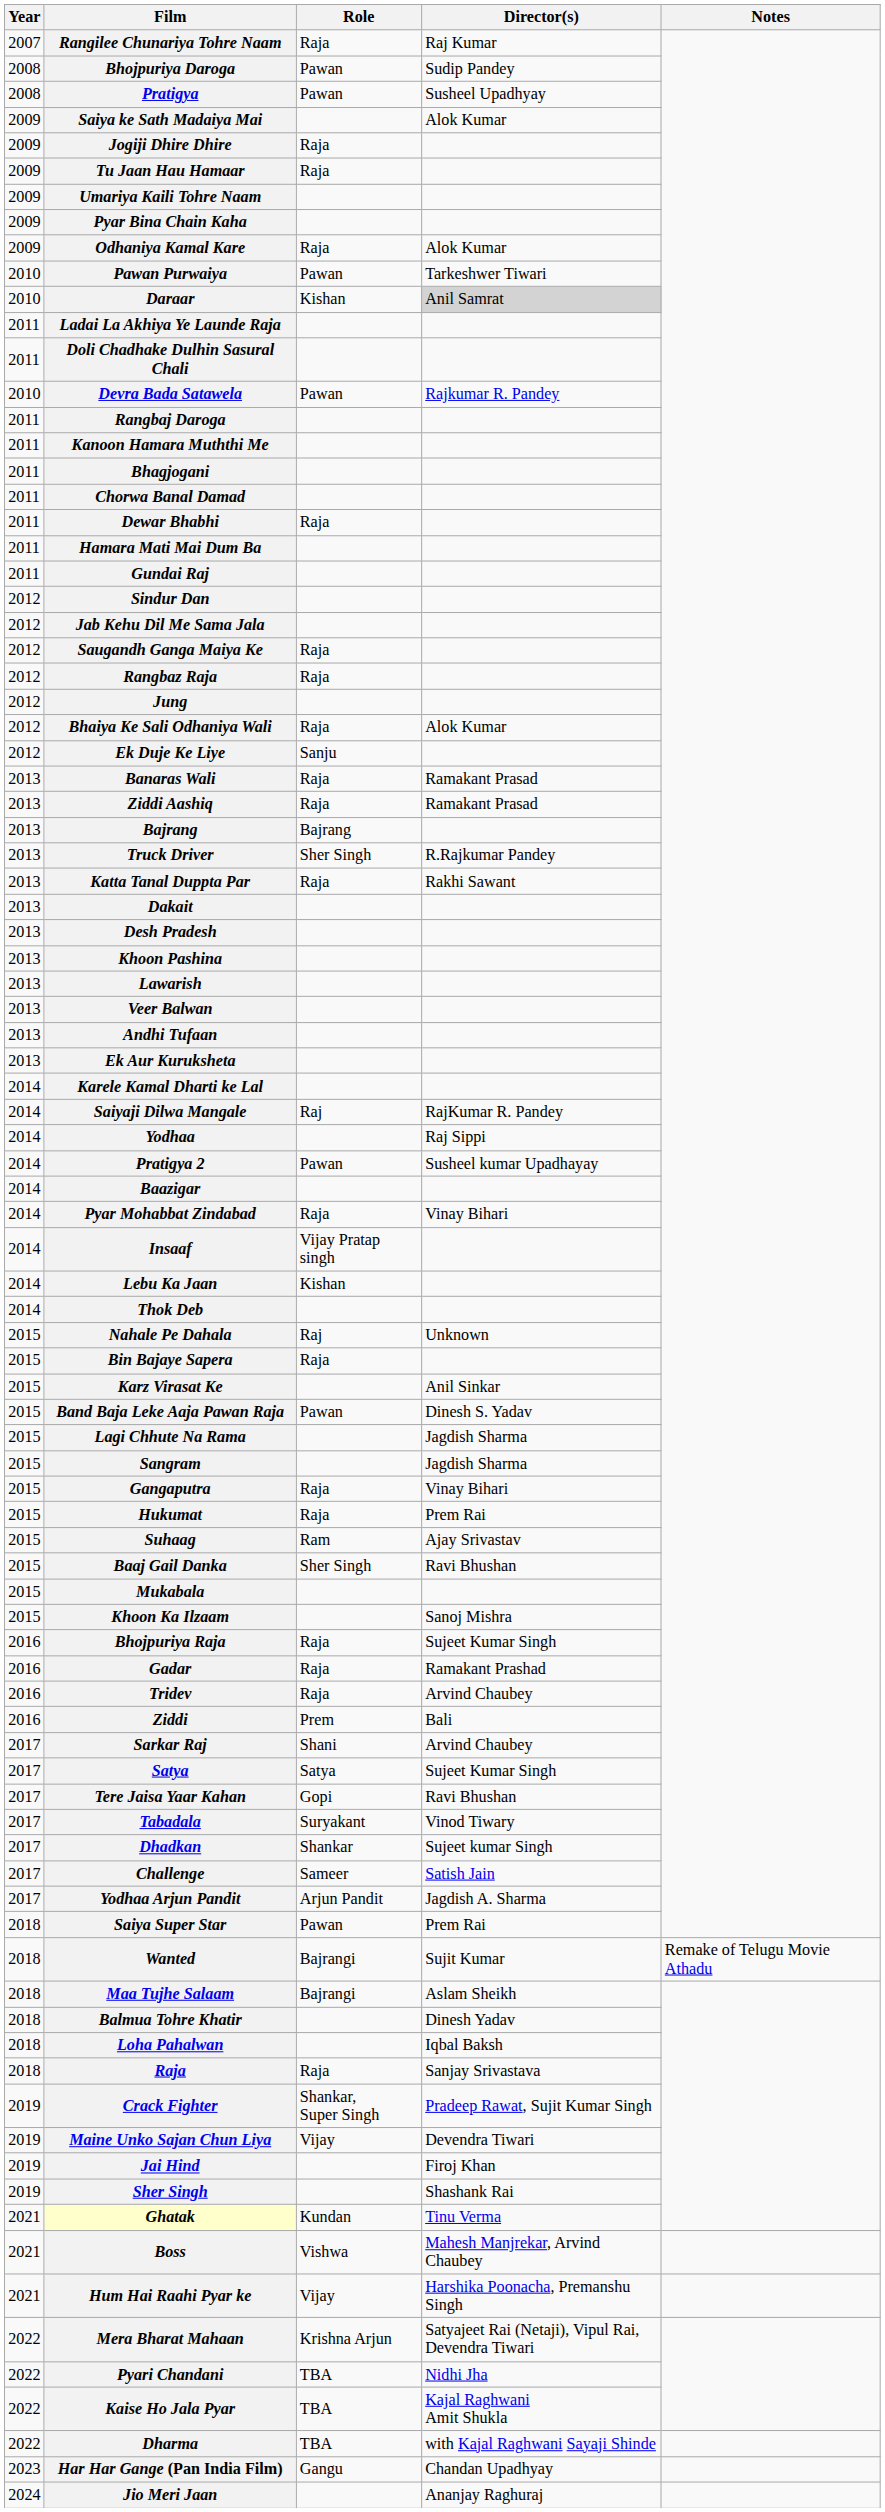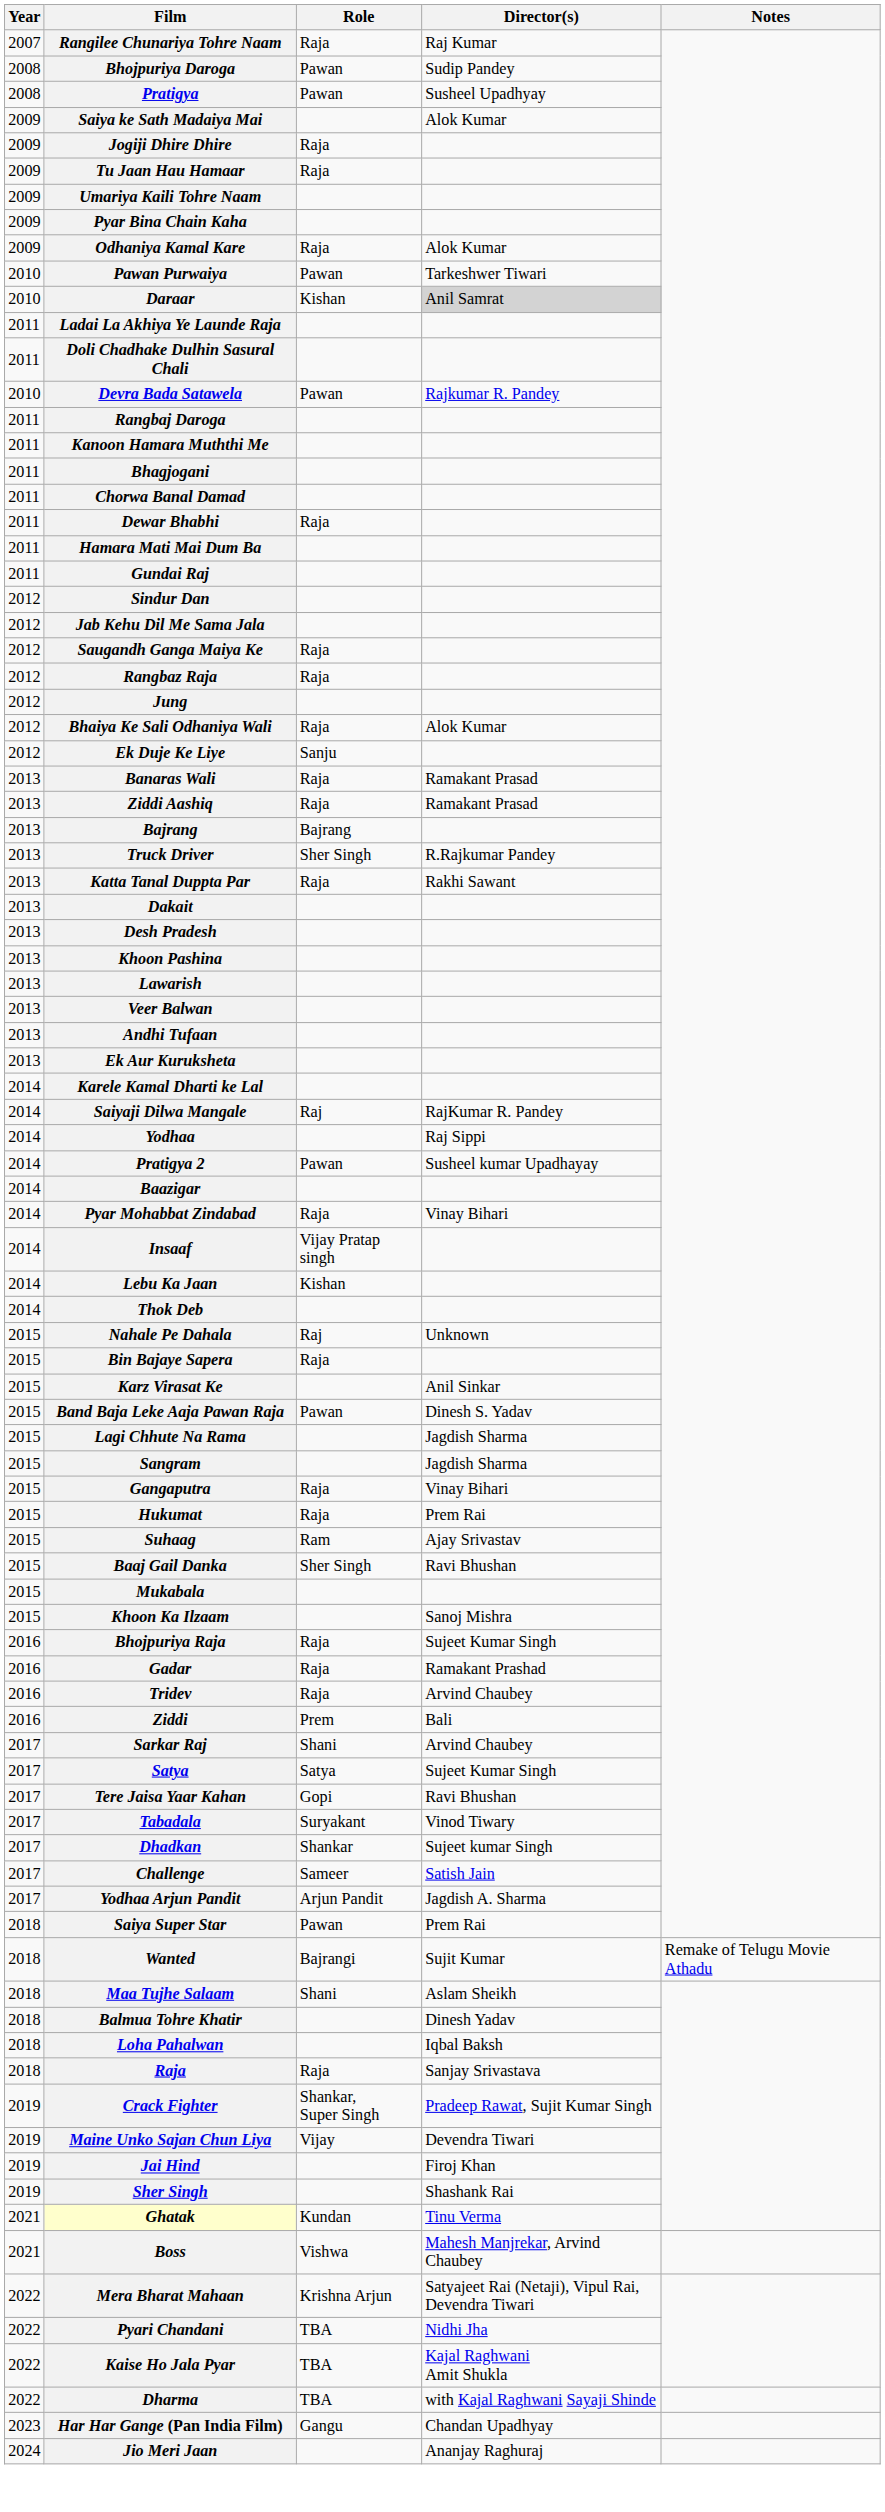(328, 1994) Bajrangi -> (318, 1994) Shani
- row: (170, 2295)
